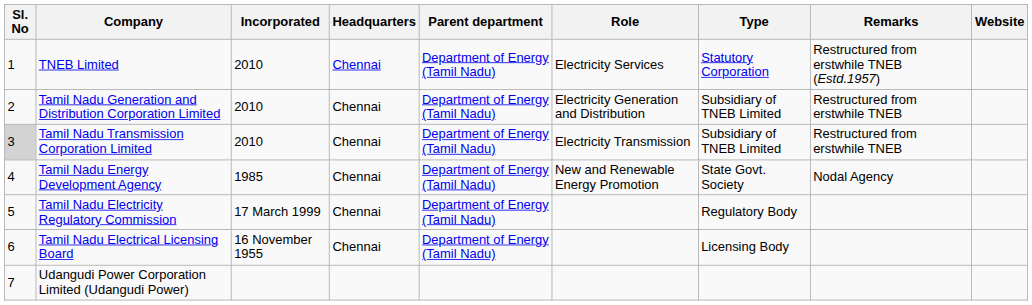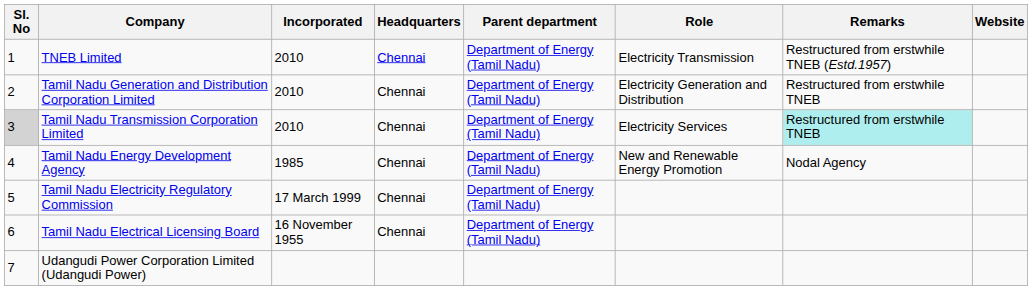- column: (754, 22)
(609, 64) Electricity Services -> (686, 57) Electricity Transmission
(623, 142) Electricity Transmission -> (673, 127) Electricity Services
(865, 142) no background -> (865, 127) paleturquoise background
